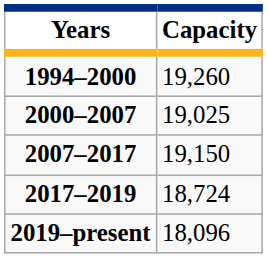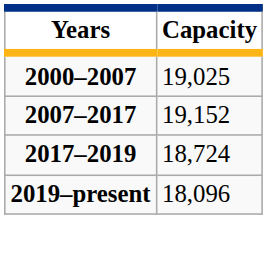- row: (81, 75)
(196, 154) 19,150 -> (196, 115) 19,152
